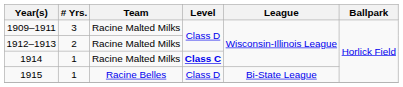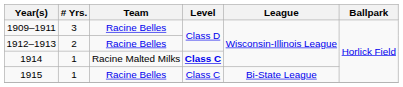(136, 28) Racine Malted Milks -> (136, 28) Racine Belles
(136, 44) Racine Malted Milks -> (136, 44) Racine Belles
(203, 75) Class D -> (203, 75) Class C
